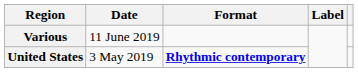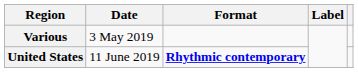(124, 36) 11 June 2019 -> (121, 36) 3 May 2019
(121, 57) 3 May 2019 -> (124, 57) 11 June 2019
